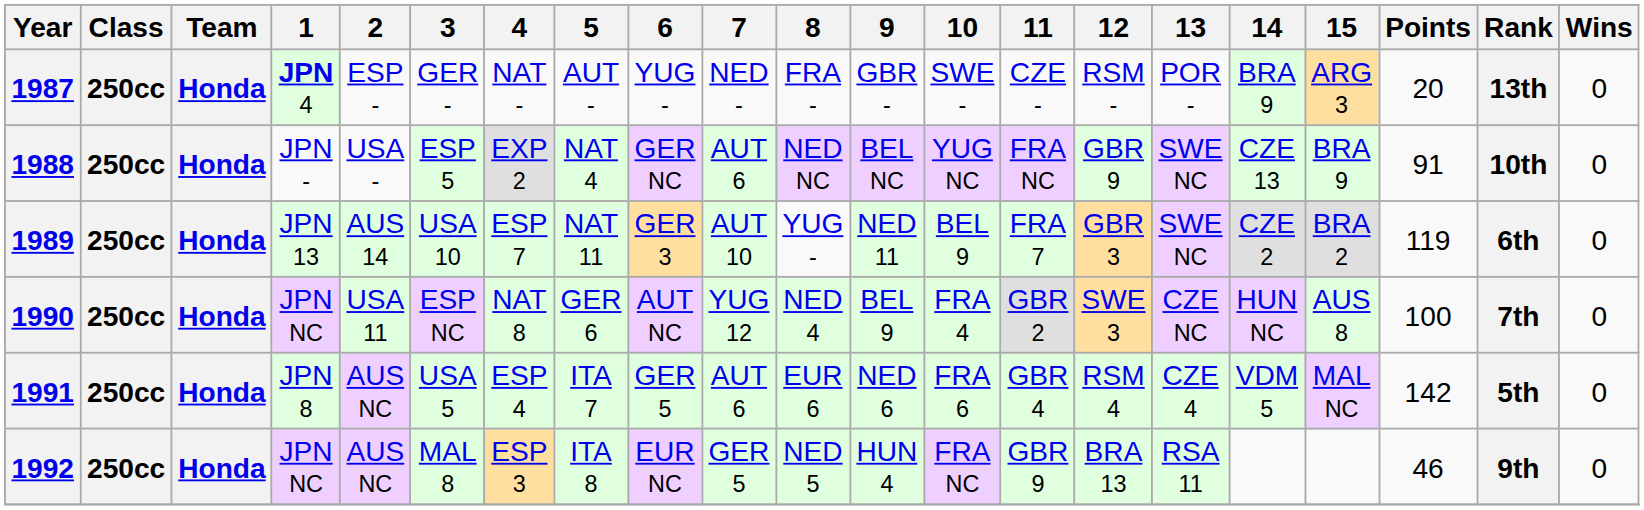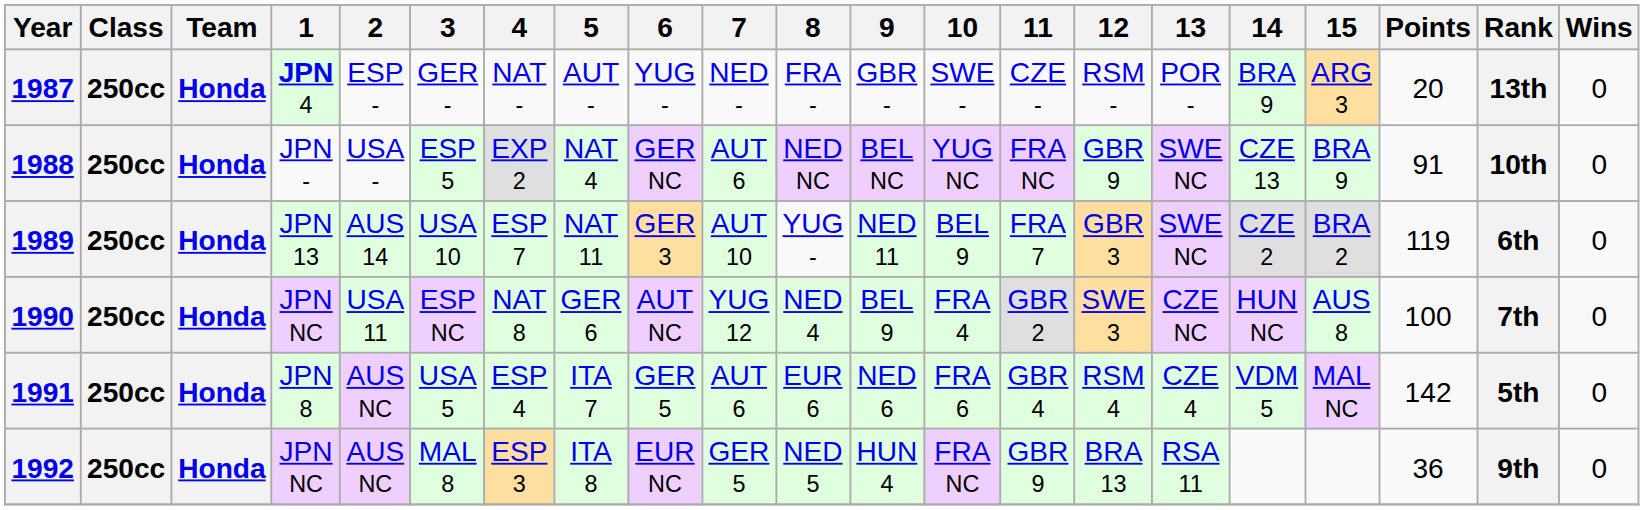(1428, 467) 46 -> (1428, 467) 36
